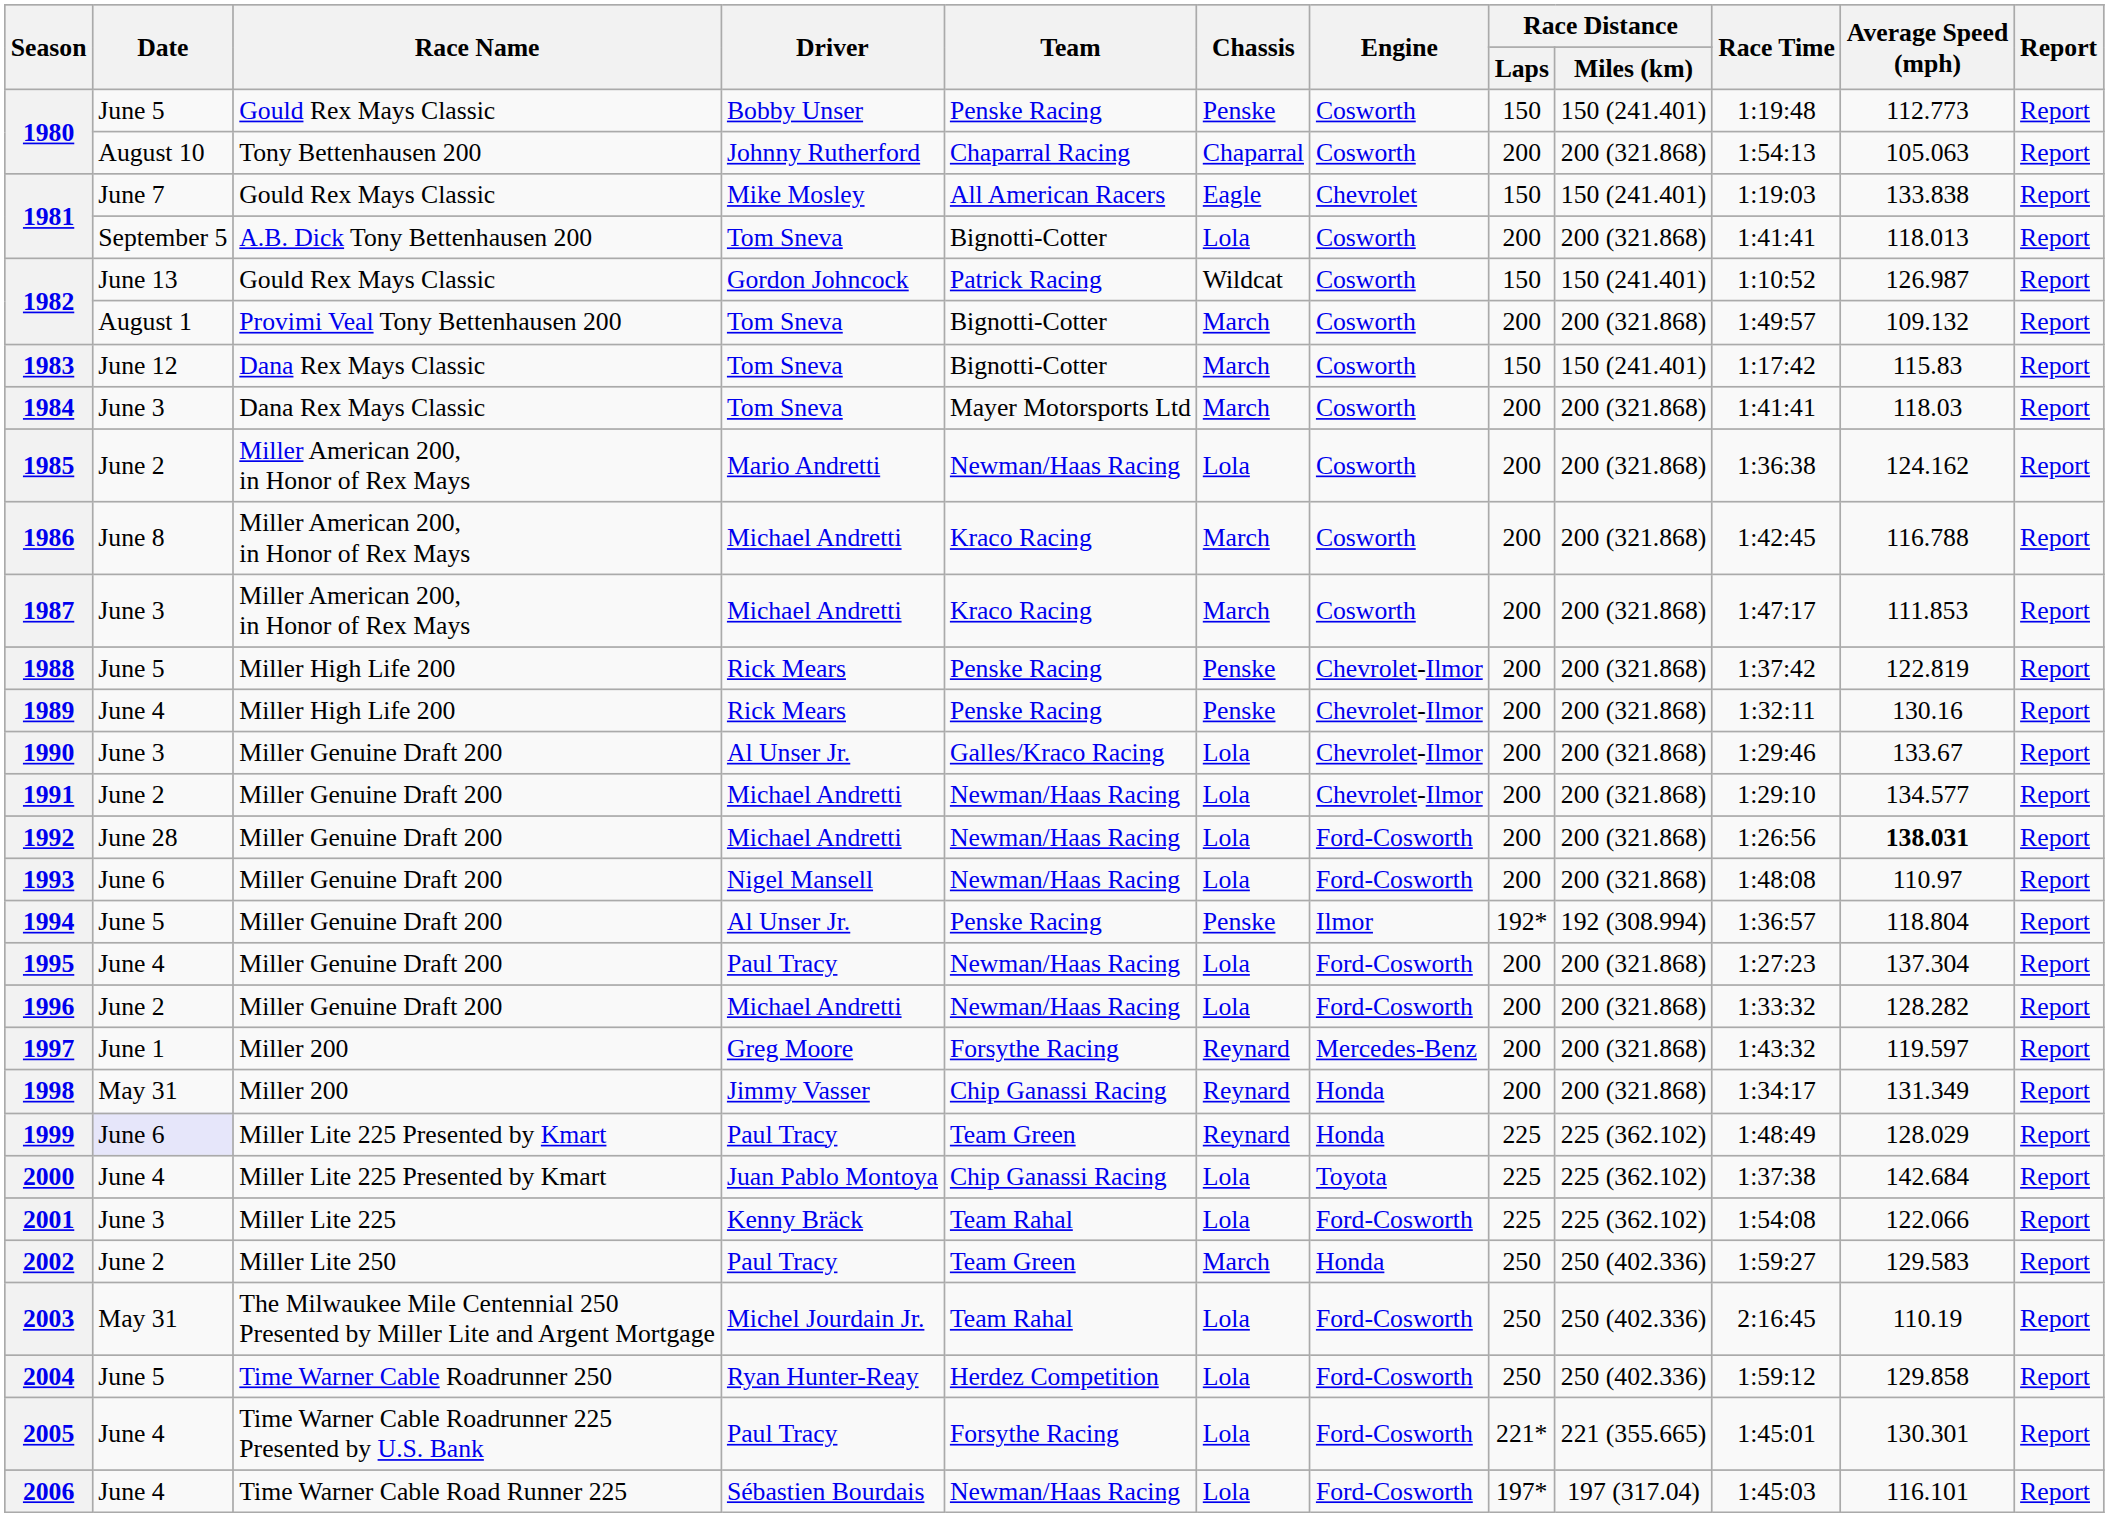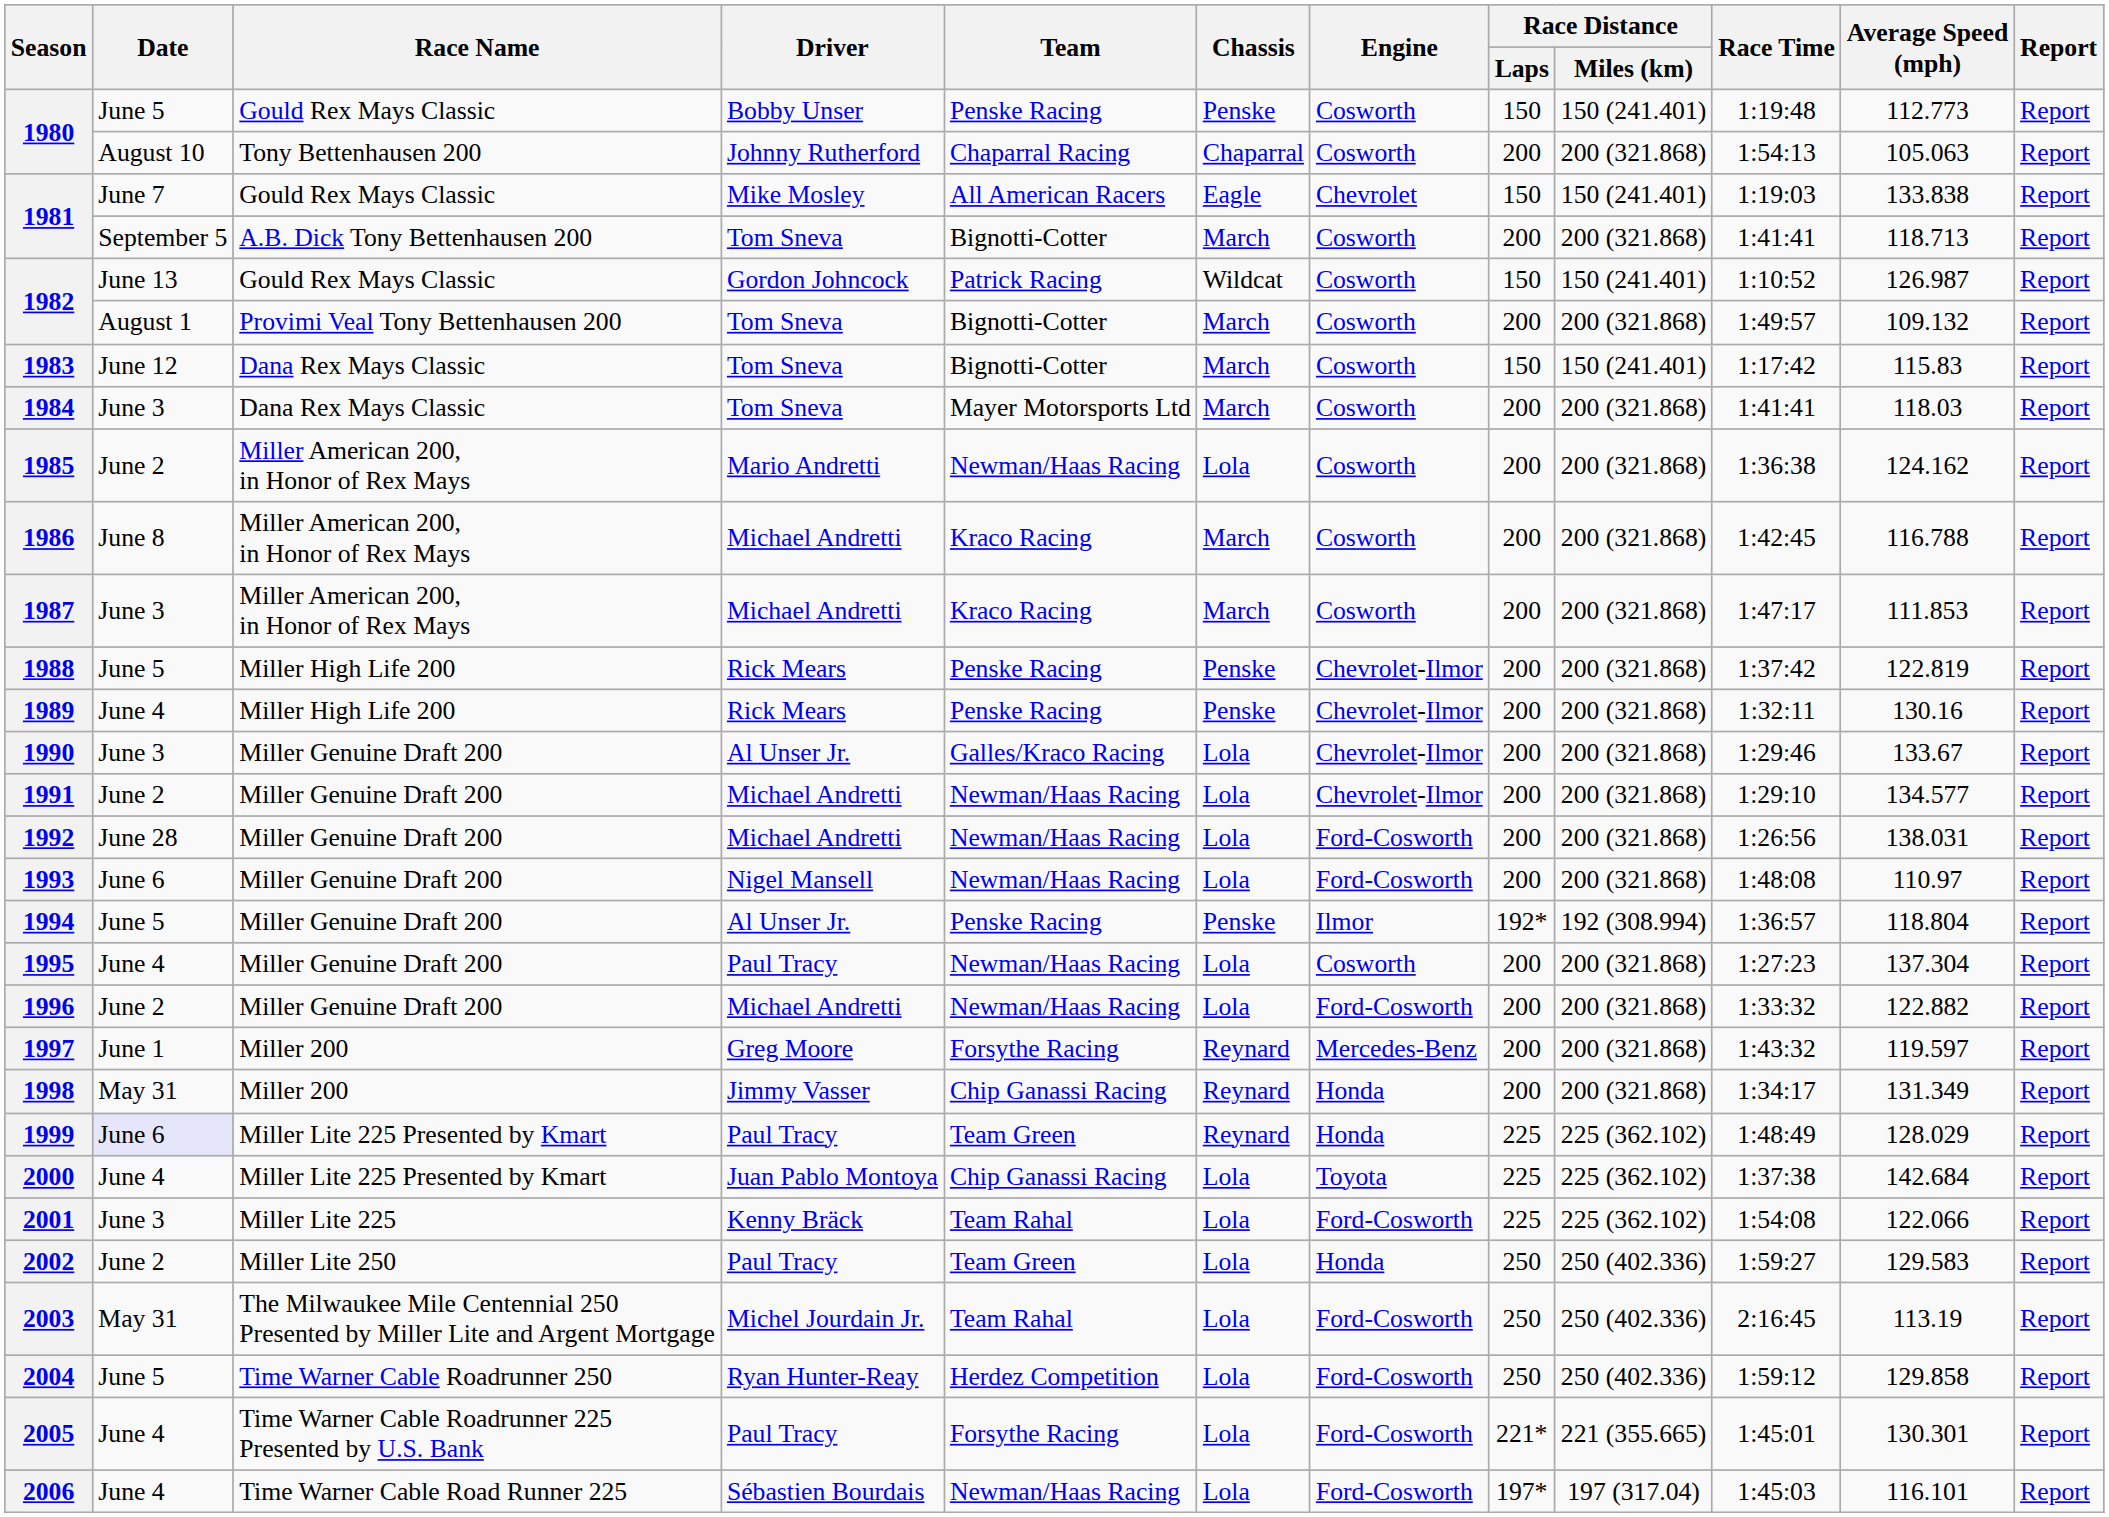(1226, 237) Lola -> (1236, 237) March
(1927, 237) 118.013 -> (1927, 237) 118.713
(1927, 837) bold -> (1927, 837) normal
(1394, 964) Ford-Cosworth -> (1366, 964) Cosworth
(1927, 1006) 128.282 -> (1927, 1006) 122.882
(1236, 1260) March -> (1226, 1260) Lola
(1927, 1318) 110.19 -> (1927, 1318) 113.19
